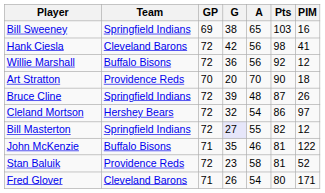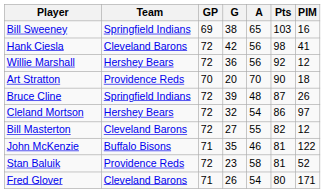(137, 63) Buffalo Bisons -> (139, 63) Hershey Bears
(147, 130) Springfield Indians -> (145, 130) Cleveland Barons
(231, 130) lavender background -> (231, 130) no background
